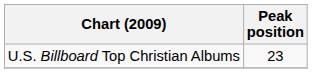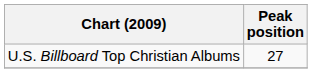(275, 56) 23 -> (275, 56) 27
